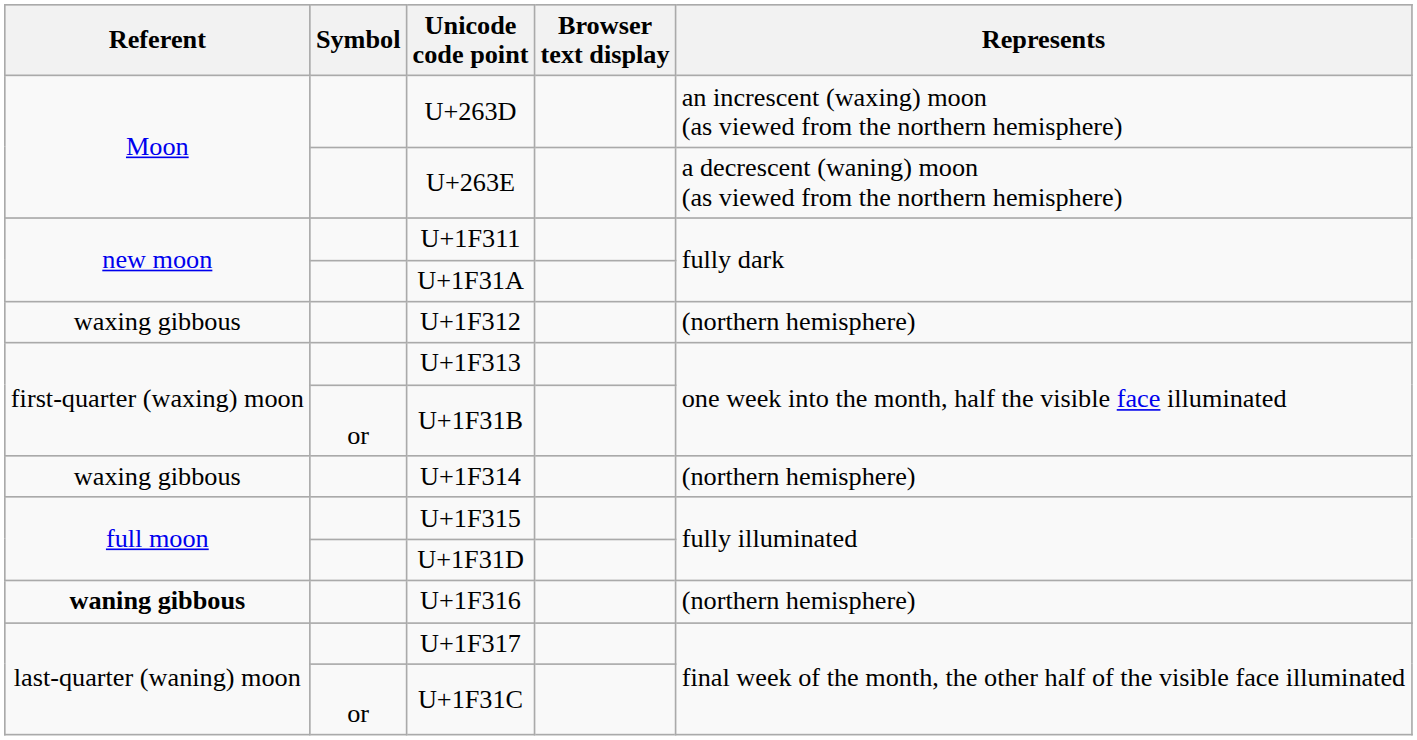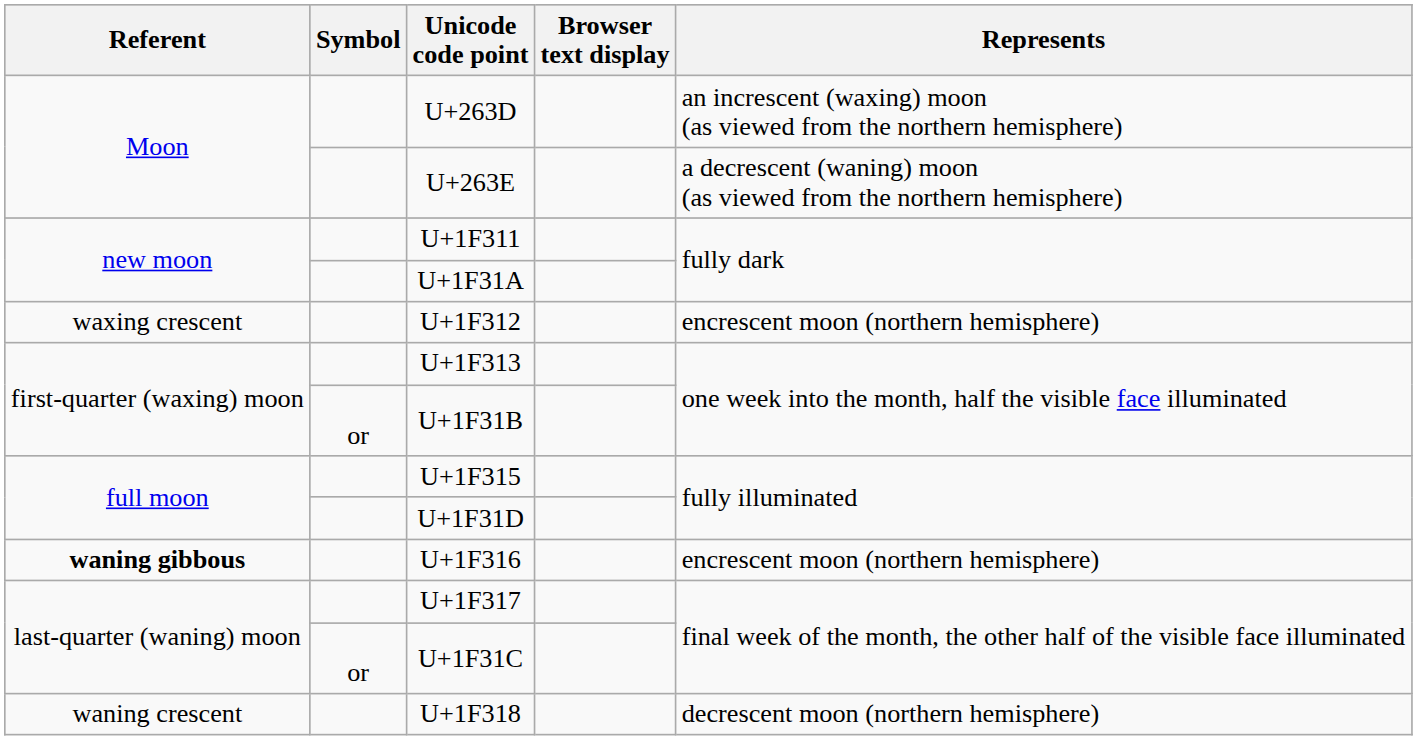(157, 321) waxing gibbous -> (157, 321) waxing crescent
(799, 321) (northern hemisphere) -> (890, 321) encrescent moon (northern hemisphere)
- row: (471, 476)
(799, 601) (northern hemisphere) -> (890, 559) encrescent moon (northern hemisphere)
+ row: (471, 713)
